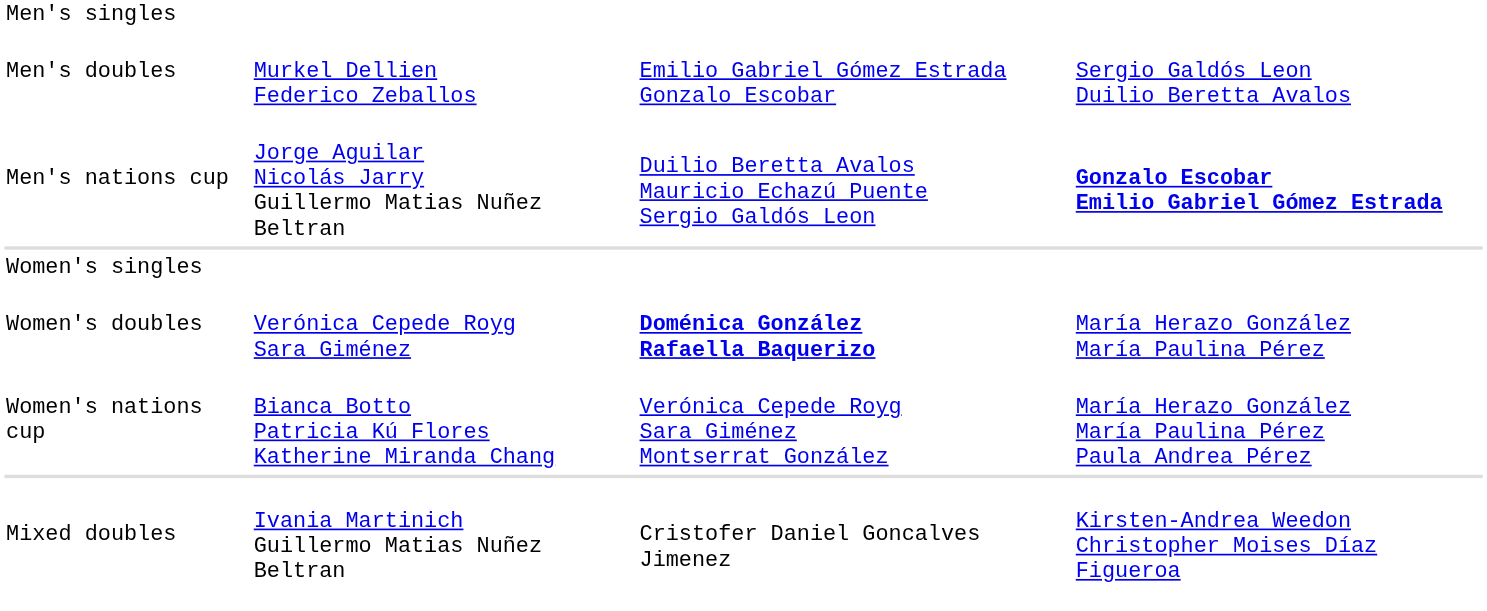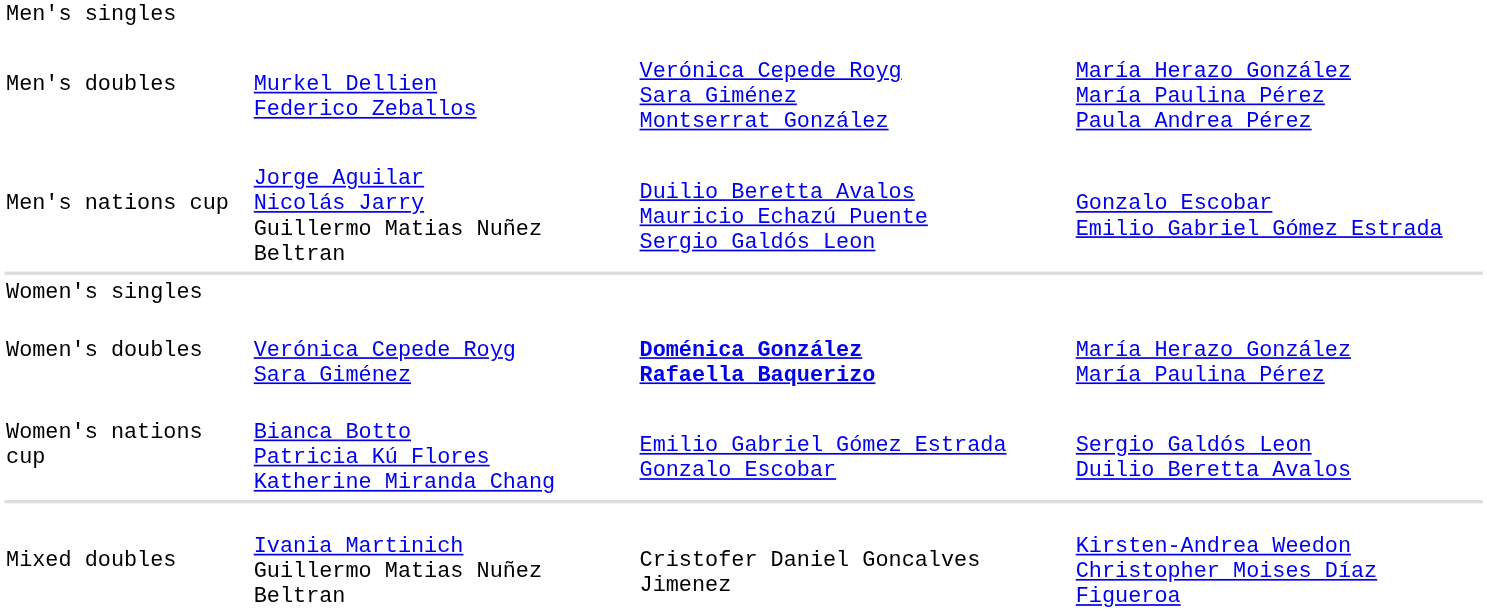(823, 83) Emilio Gabriel Gómez Estrada Gonzalo Escobar -> (771, 96) Verónica Cepede Royg Sara Giménez Montserrat González
(1213, 83) Sergio Galdós Leon Duilio Beretta Avalos -> (1213, 96) María Herazo González María Paulina Pérez Paula Andrea Pérez
(1259, 191) bold -> (1259, 216) normal
(771, 432) Verónica Cepede Royg Sara Giménez Montserrat González -> (823, 457) Emilio Gabriel Gómez Estrada Gonzalo Escobar
(1213, 432) María Herazo González María Paulina Pérez Paula Andrea Pérez -> (1213, 457) Sergio Galdós Leon Duilio Beretta Avalos
